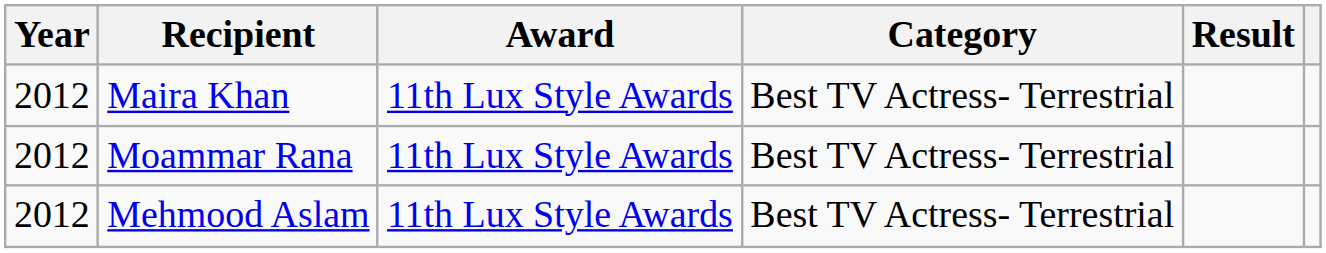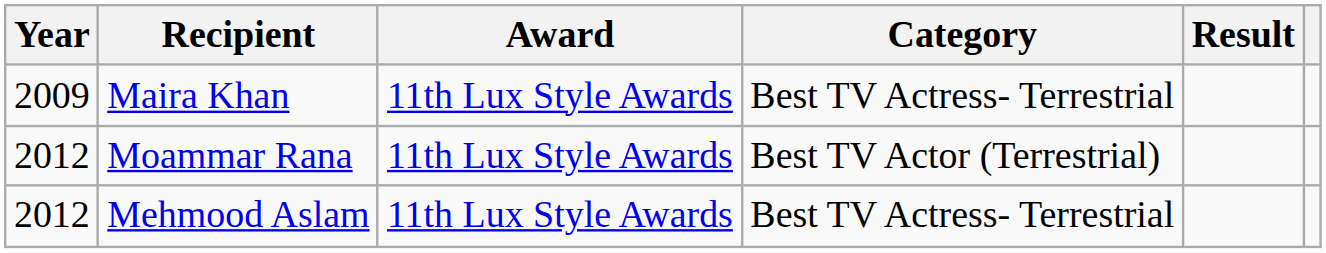(52, 94) 2012 -> (52, 94) 2009
(962, 154) Best TV Actress- Terrestrial -> (955, 154) Best TV Actor (Terrestrial)
